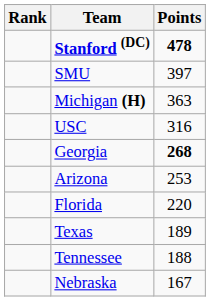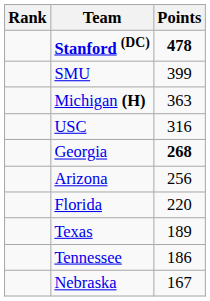(179, 74) 397 -> (179, 74) 399
(179, 178) 253 -> (179, 178) 256
(179, 257) 188 -> (179, 257) 186
